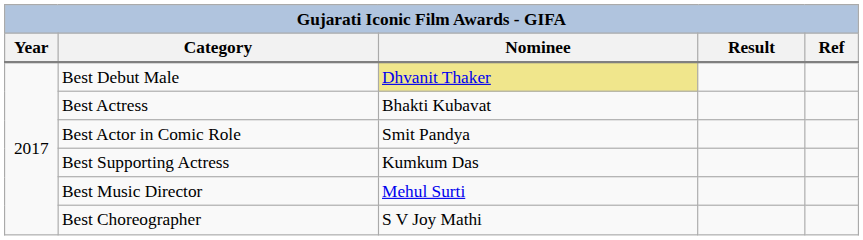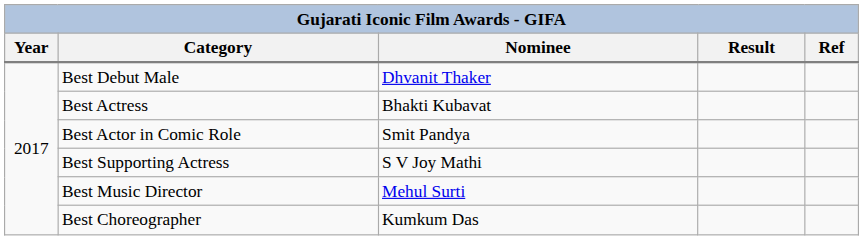(436, 77) khaki background -> (436, 77) no background
(430, 162) Kumkum Das -> (432, 162) S V Joy Mathi
(432, 220) S V Joy Mathi -> (430, 220) Kumkum Das
